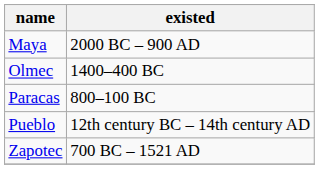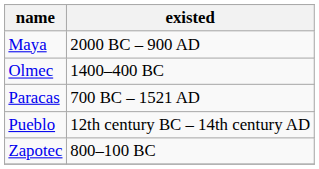(113, 97) 800–100 BC -> (135, 97) 700 BC – 1521 AD
(135, 151) 700 BC – 1521 AD -> (113, 151) 800–100 BC
